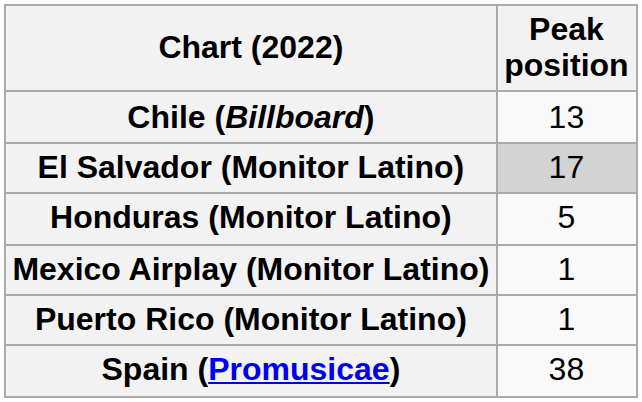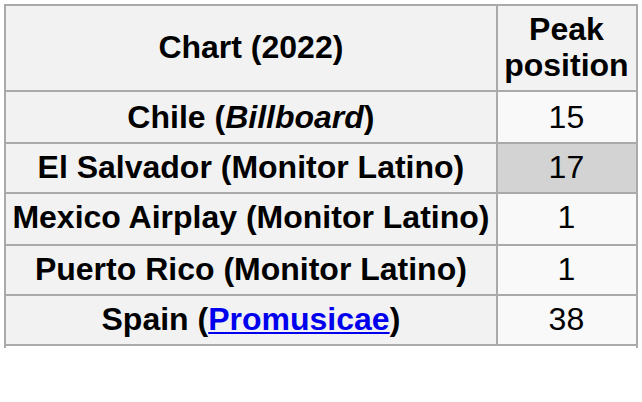(566, 116) 13 -> (566, 116) 15
- row: (251, 218)
